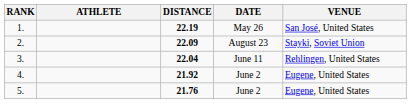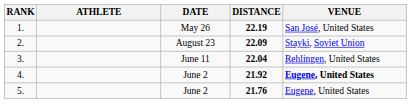columns swapped: (187, 12) <-> (248, 12)
(327, 75) normal -> (329, 75) bold
